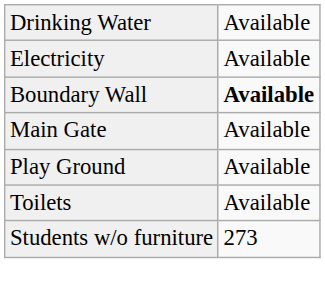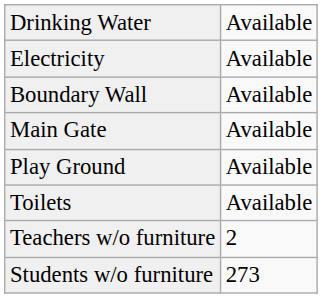(269, 94) bold -> (269, 94) normal
+ row: (113, 238)
